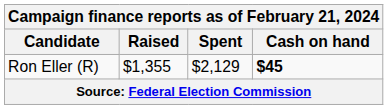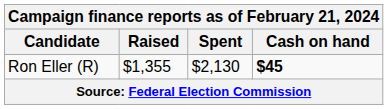(216, 66) $2,129 -> (216, 66) $2,130
